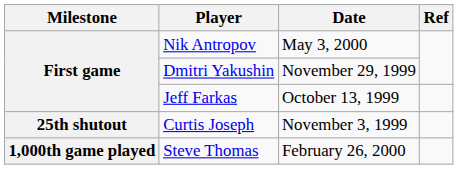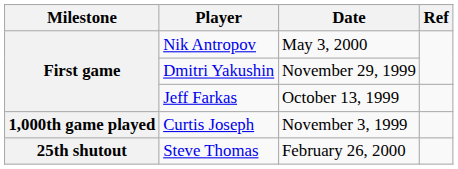(82, 124) 25th shutout -> (82, 124) 1,000th game played
(82, 151) 1,000th game played -> (82, 151) 25th shutout
